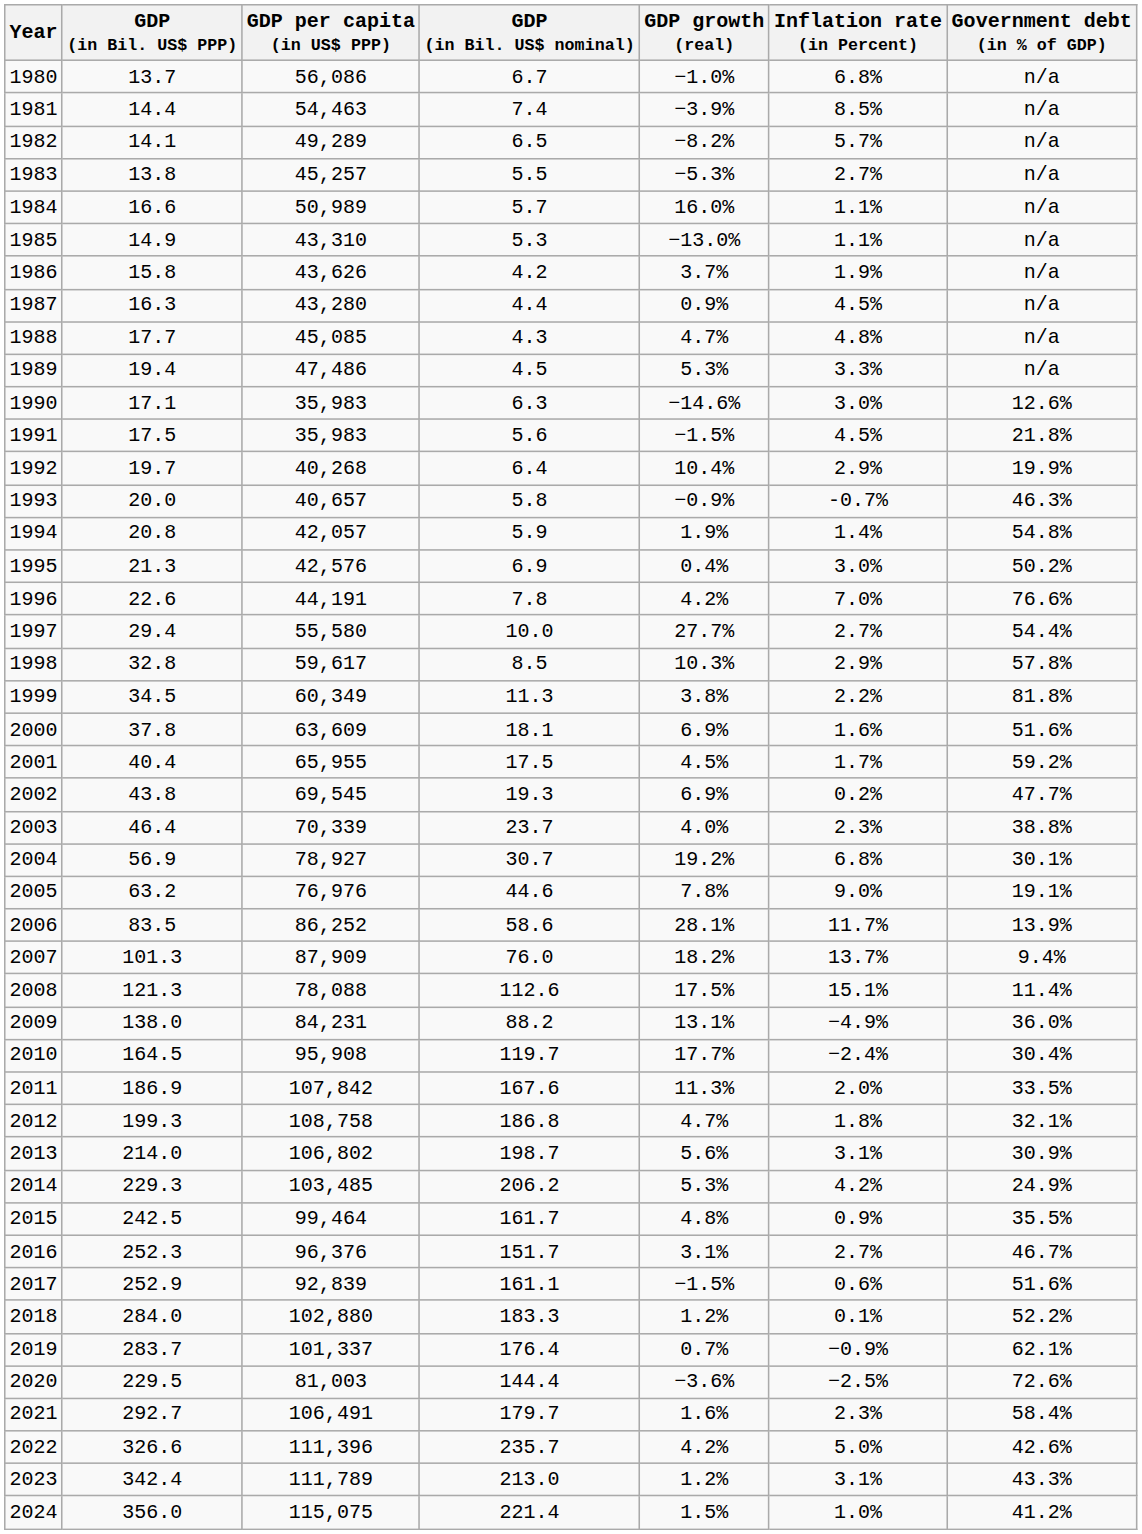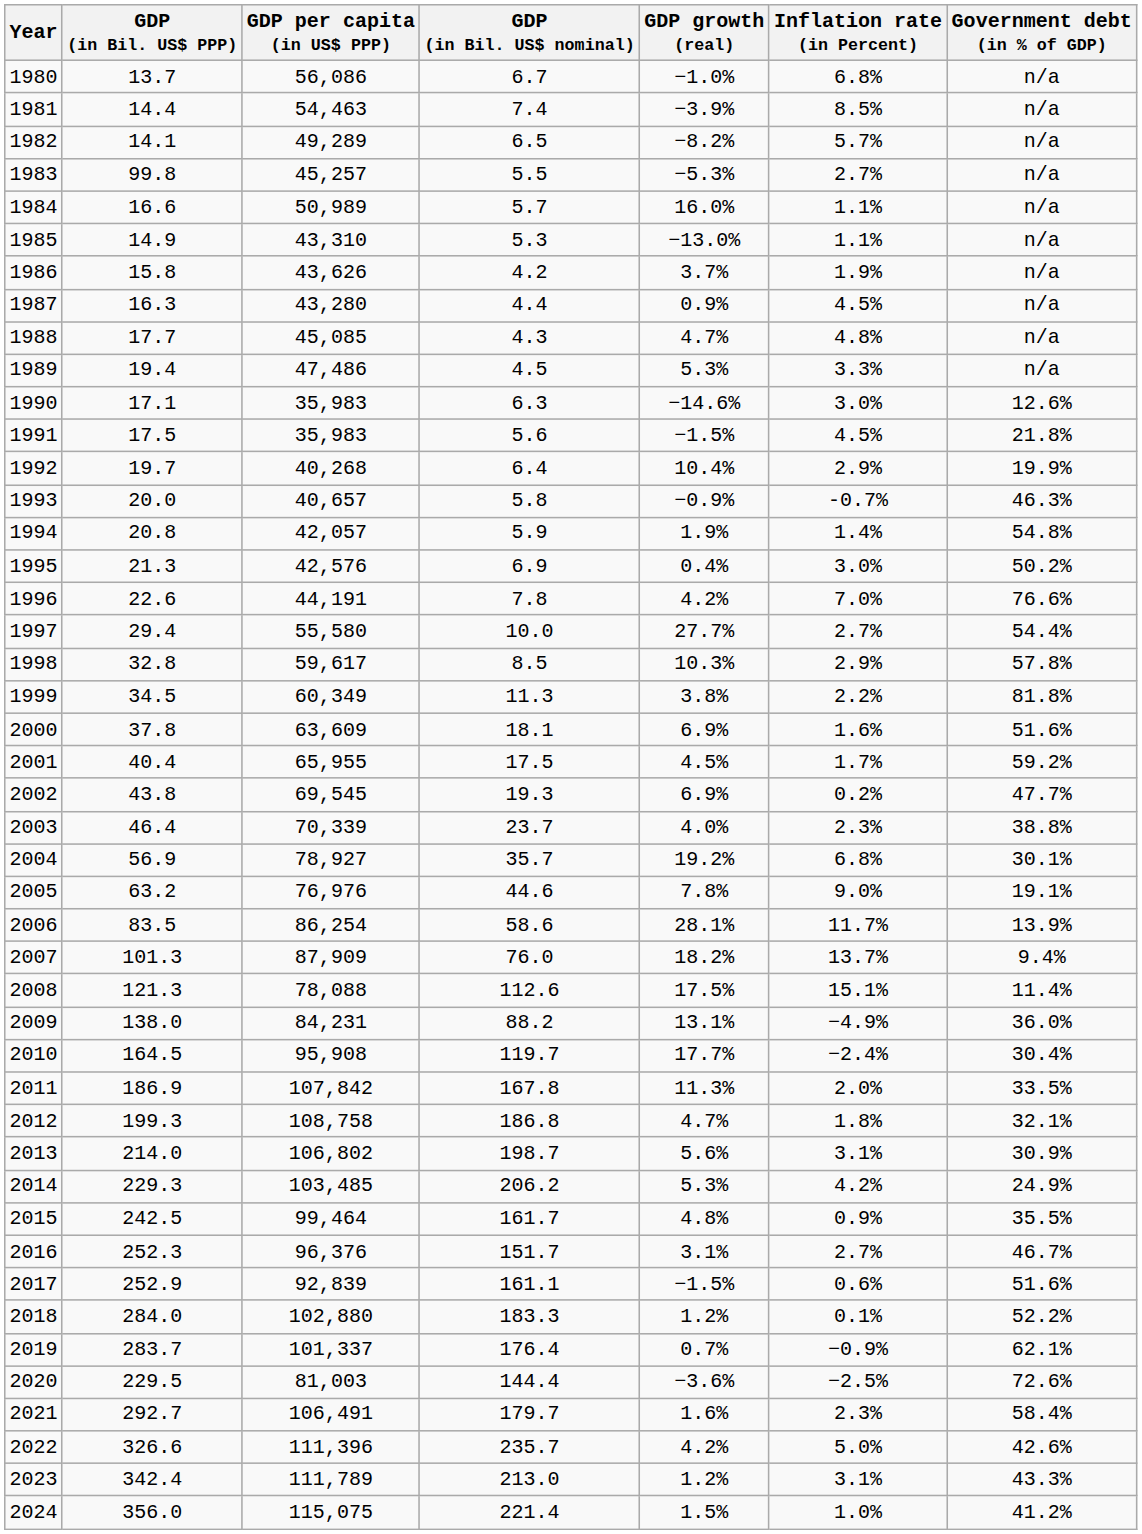(152, 175) 13.8 -> (152, 175) 99.8
(530, 860) 30.7 -> (530, 860) 35.7
(331, 925) 86,252 -> (331, 925) 86,254
(530, 1088) 167.6 -> (530, 1088) 167.8
